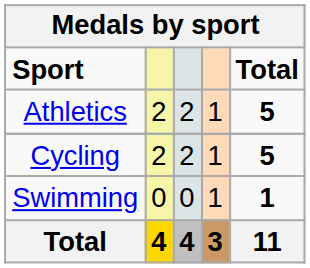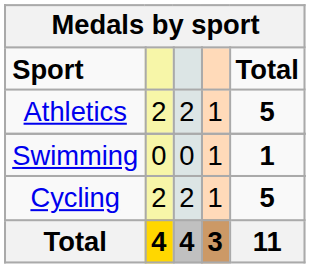rows swapped: (75, 155) <-> (75, 198)
